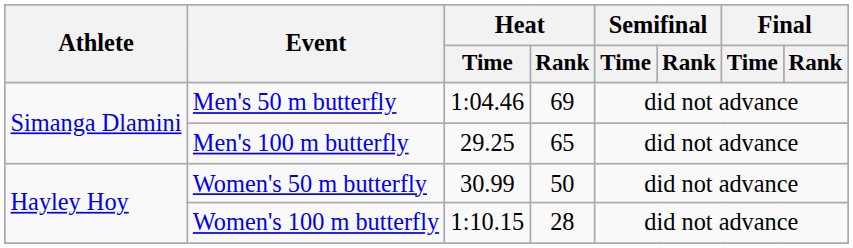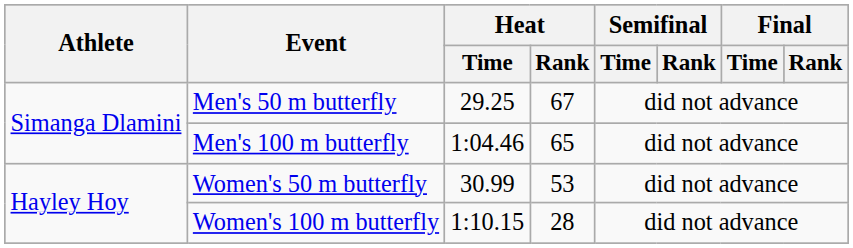(487, 103) 1:04.46 -> (487, 103) 29.25
(562, 103) 69 -> (562, 103) 67
(487, 143) 29.25 -> (487, 143) 1:04.46
(562, 183) 50 -> (562, 183) 53
